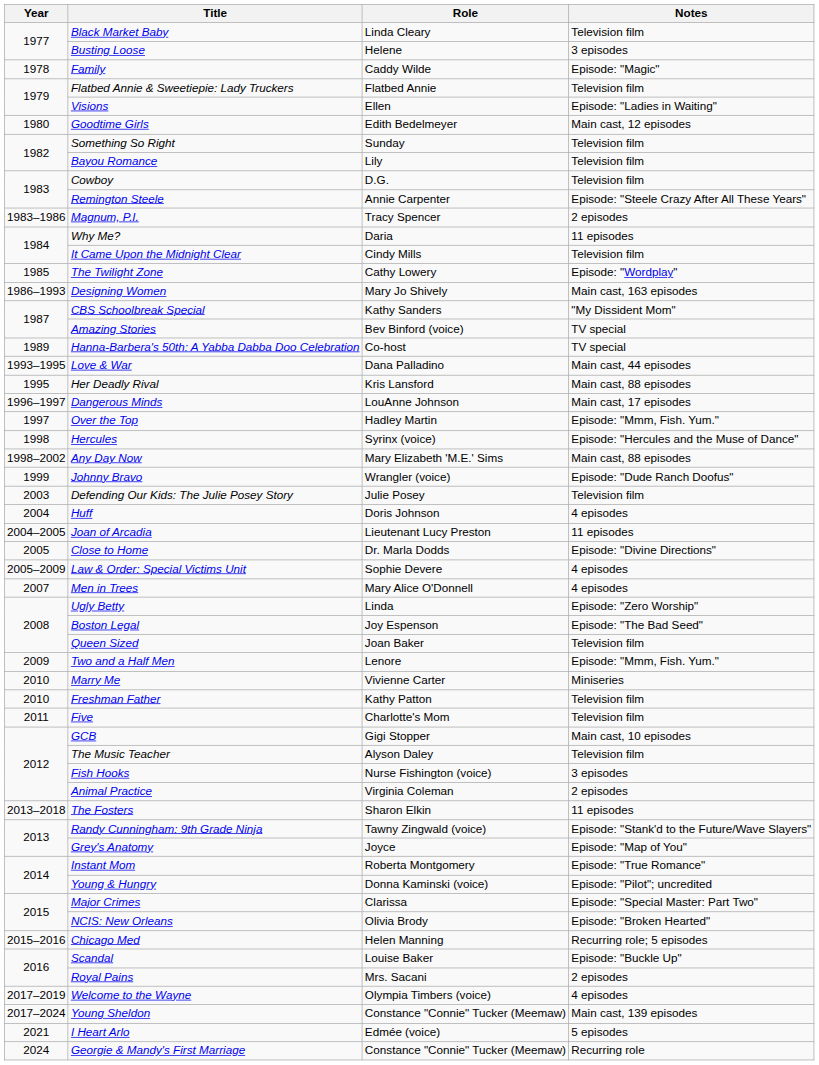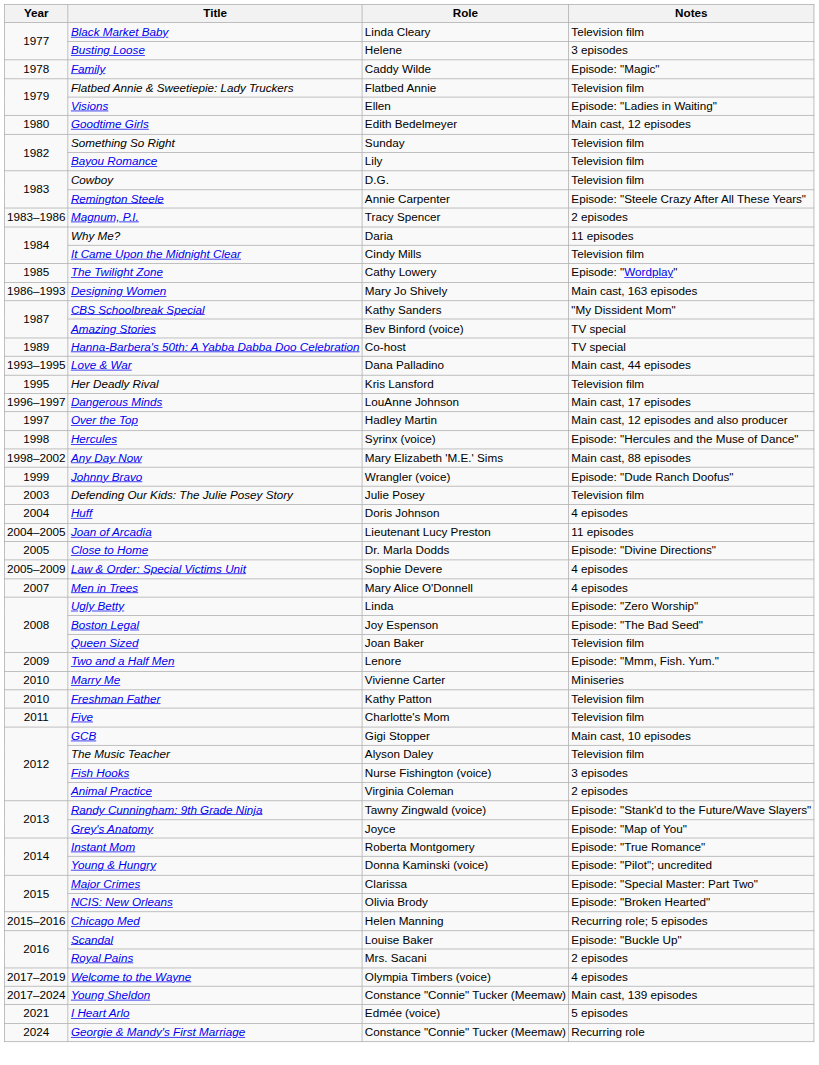(631, 384) Main cast, 88 episodes -> (608, 384) Television film
(645, 421) Episode: "Mmm, Fish. Yum." -> (679, 421) Main cast, 12 episodes and also producer
- row: (102, 810)
